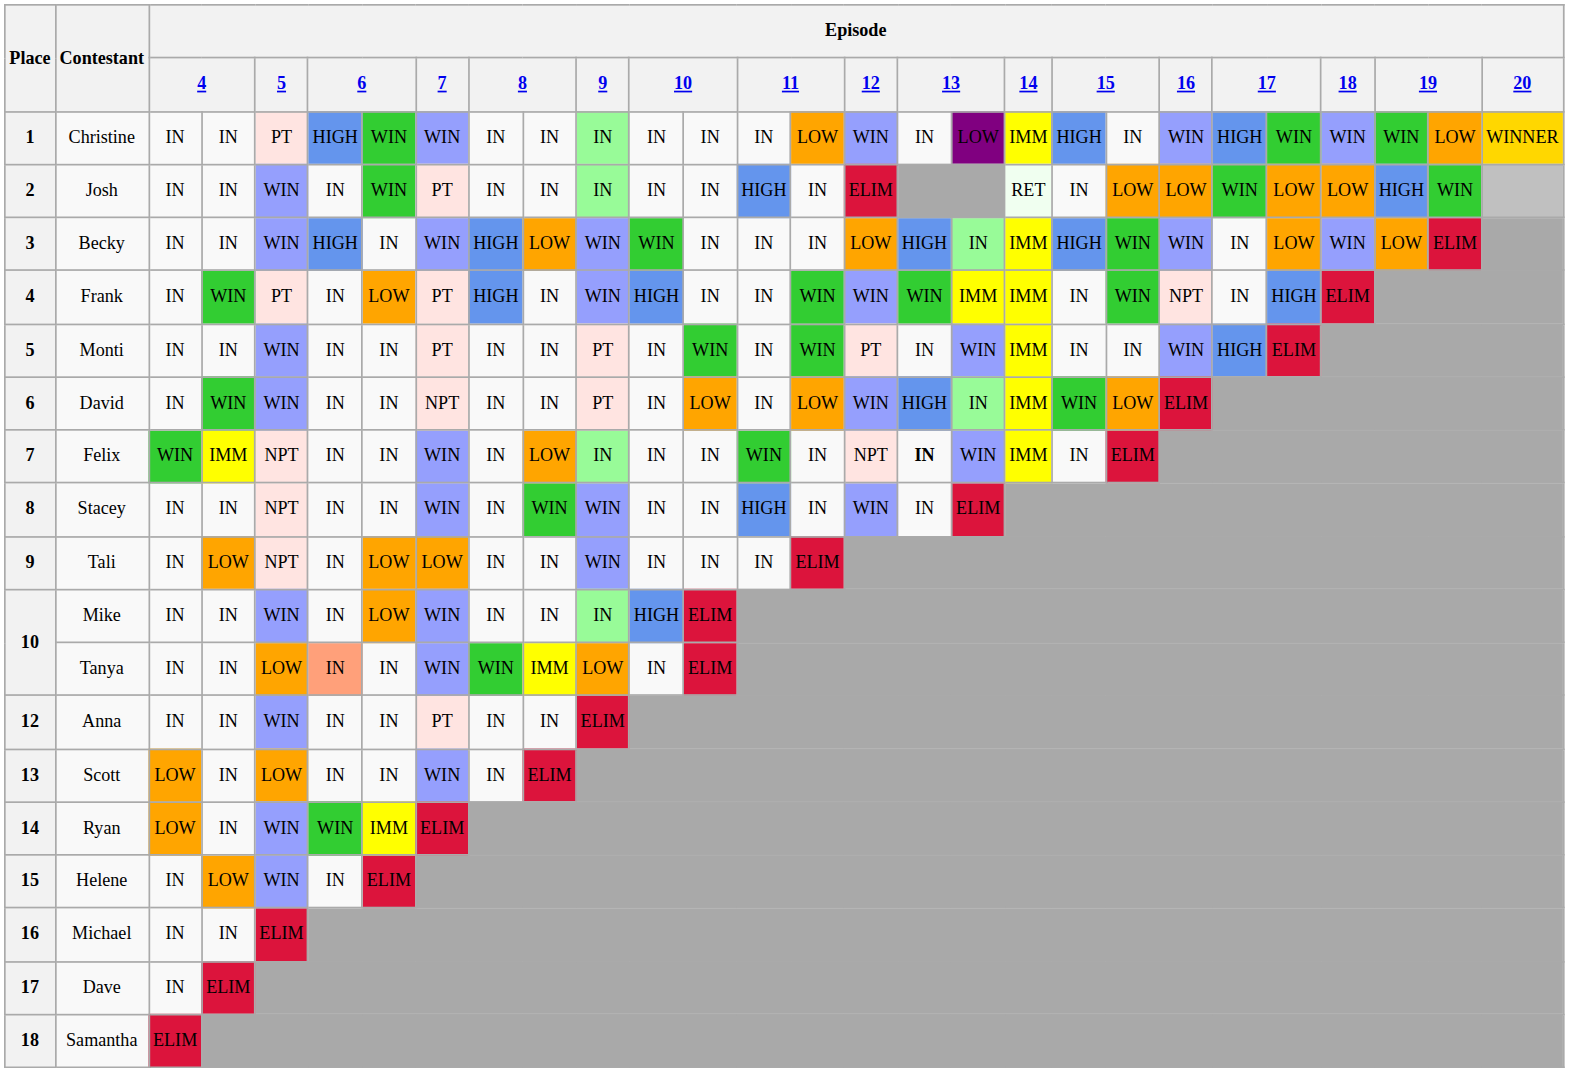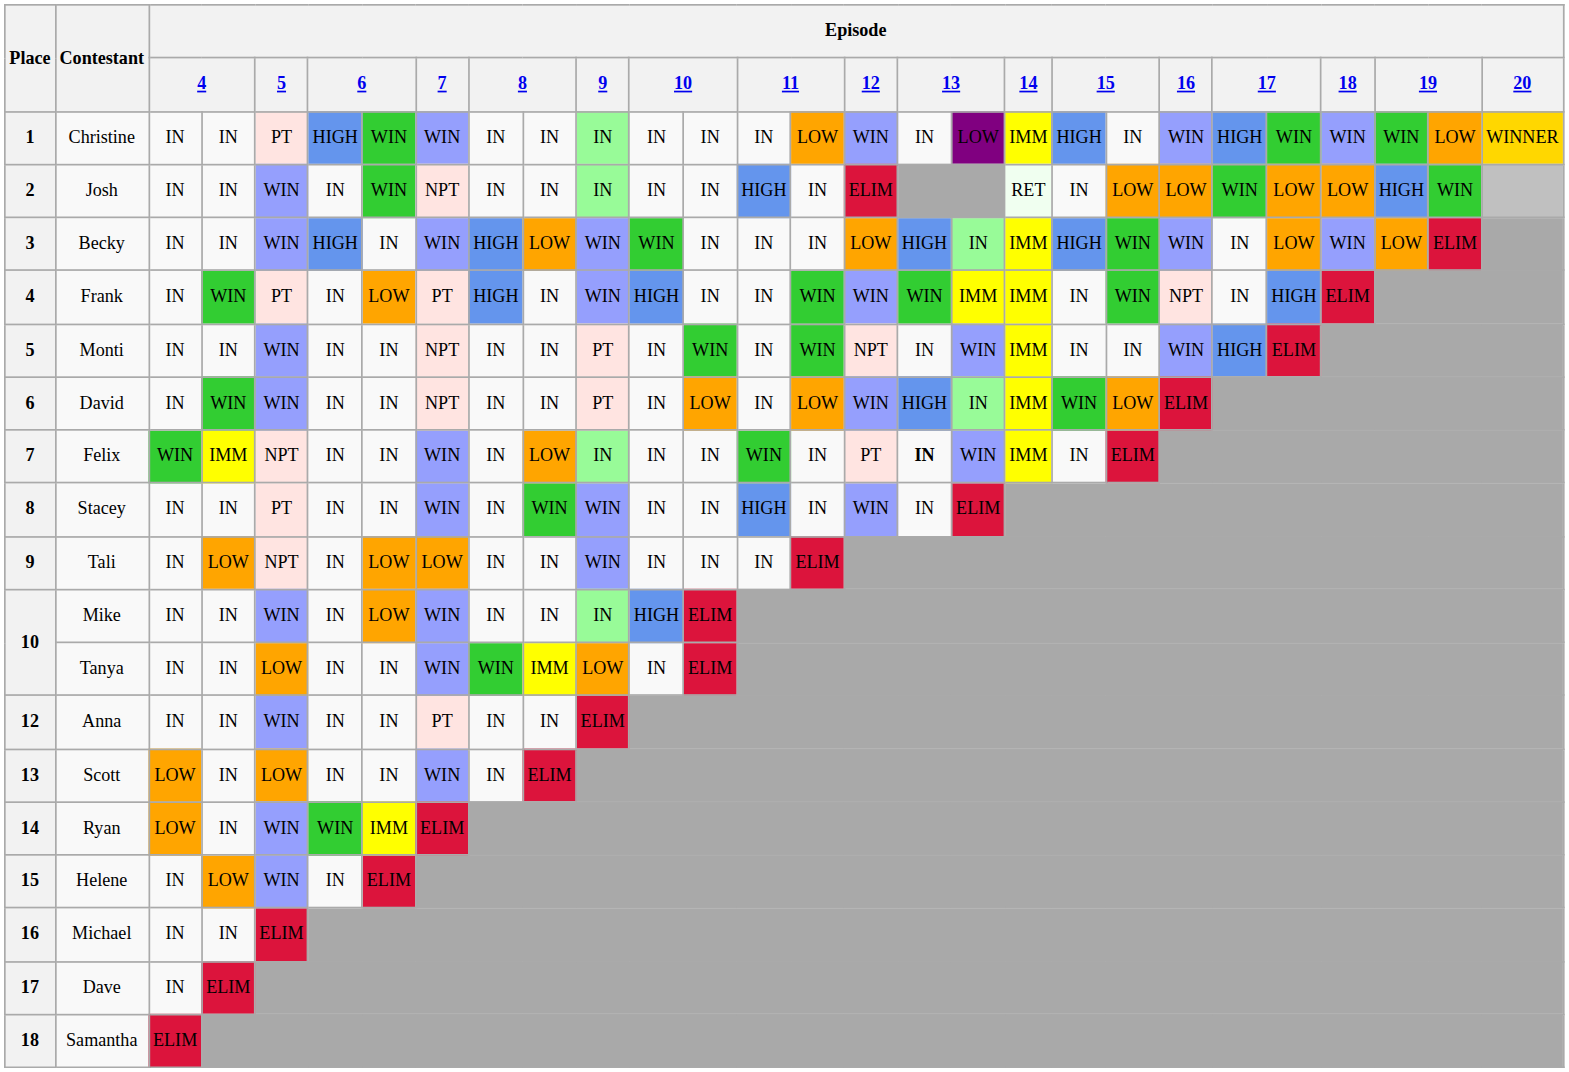(442, 190) PT -> (442, 190) NPT
(442, 349) PT -> (442, 349) NPT
(871, 349) PT -> (871, 349) NPT
(871, 455) NPT -> (871, 455) PT
(282, 508) NPT -> (281, 508) PT
(335, 668) lightsalmon background -> (335, 668) no background
